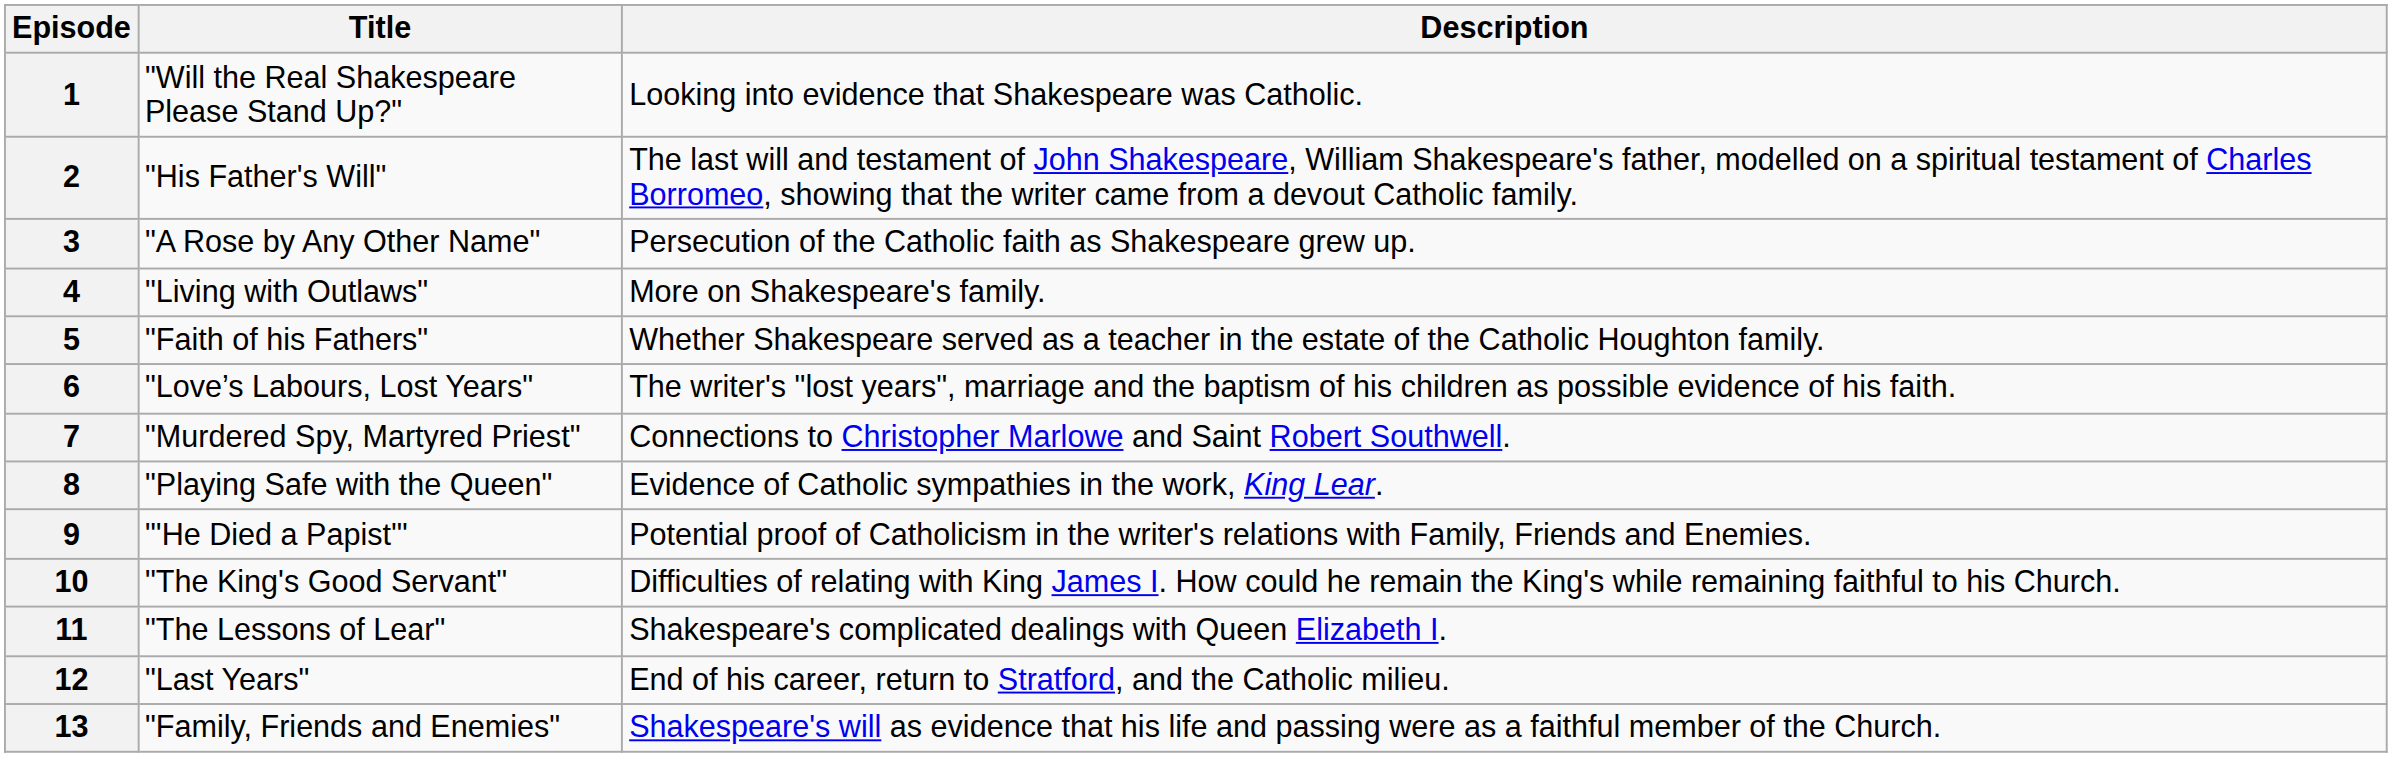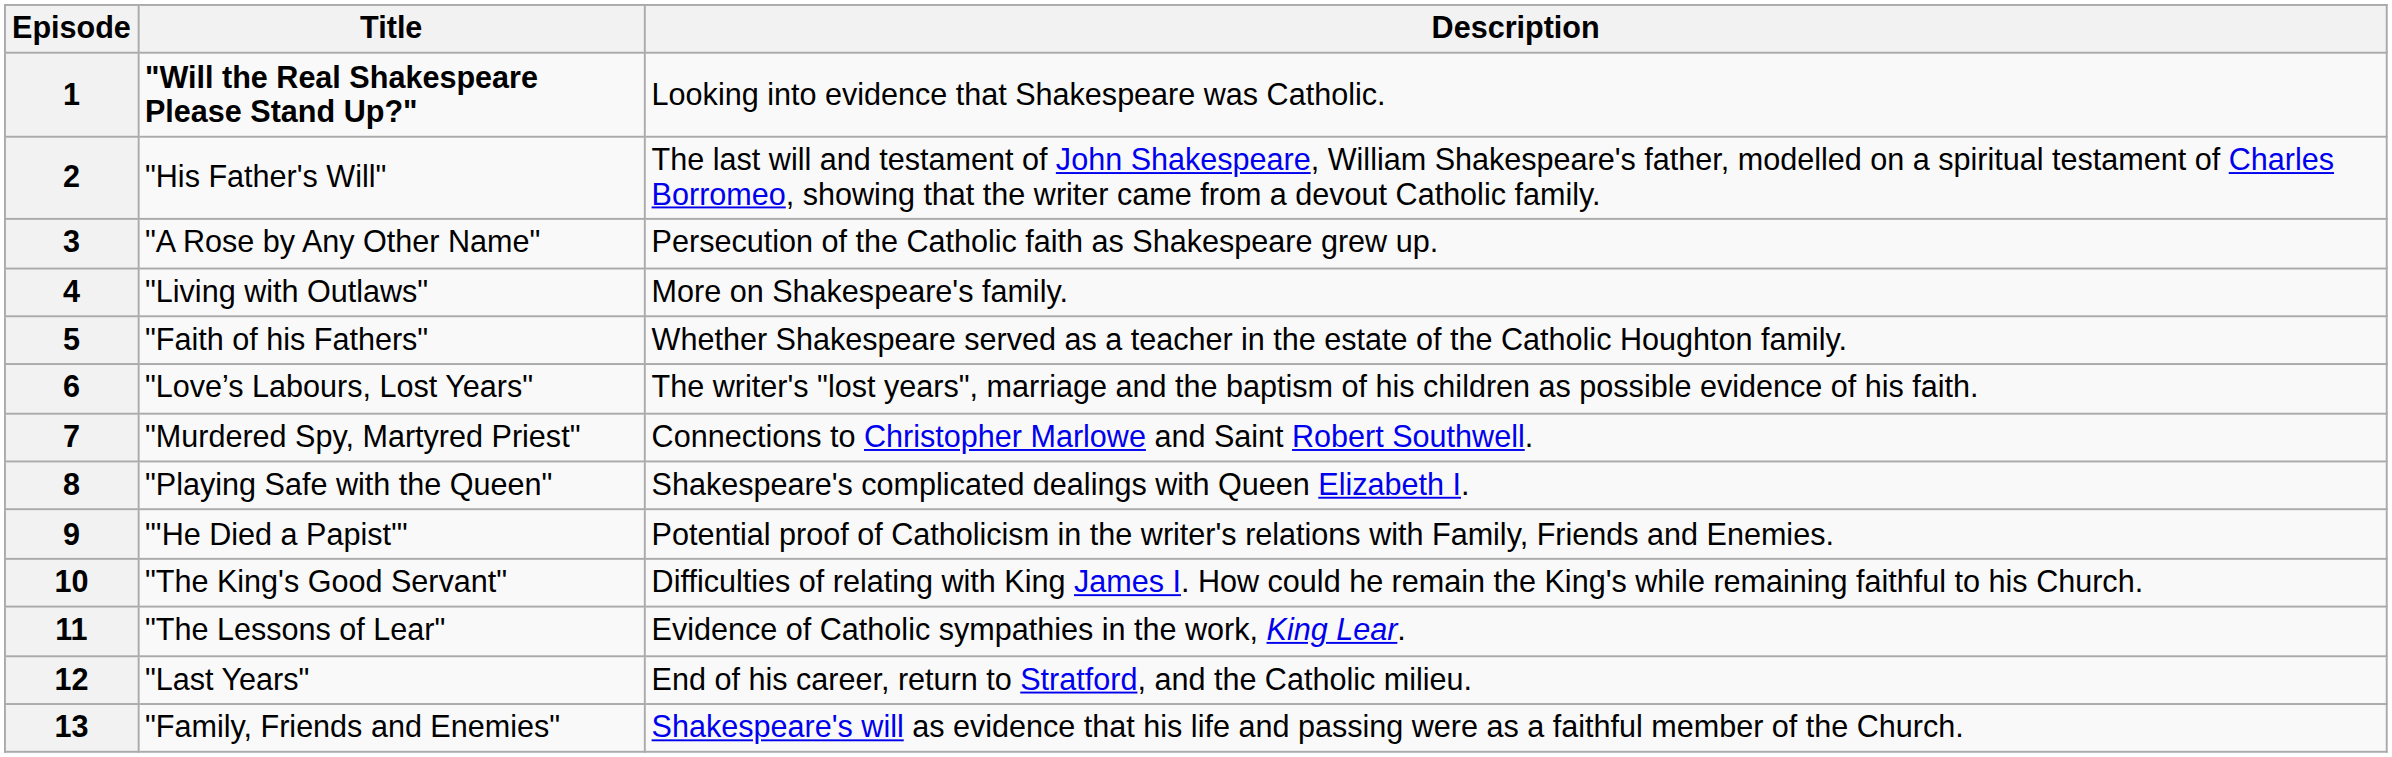(330, 94) normal -> (341, 94) bold
(1006, 485) Evidence of Catholic sympathies in the work, King Lear. -> (1061, 485) Shakespeare's complicated dealings with Queen Elizabeth I.
(1038, 630) Shakespeare's complicated dealings with Queen Elizabeth I. -> (1029, 630) Evidence of Catholic sympathies in the work, King Lear.
